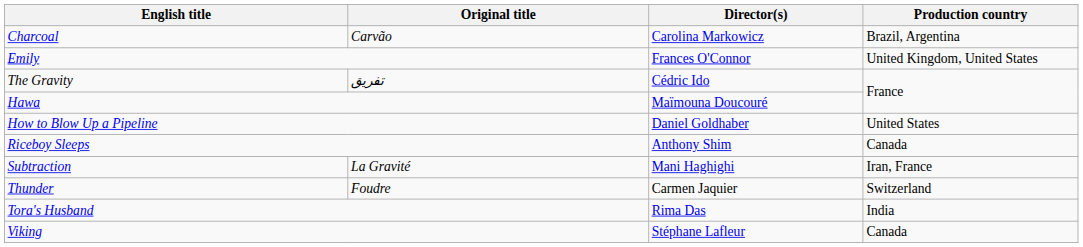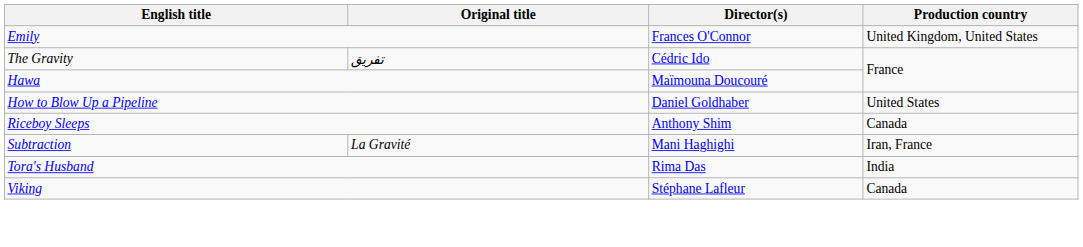- row: (33, 36)
- row: (31, 188)
